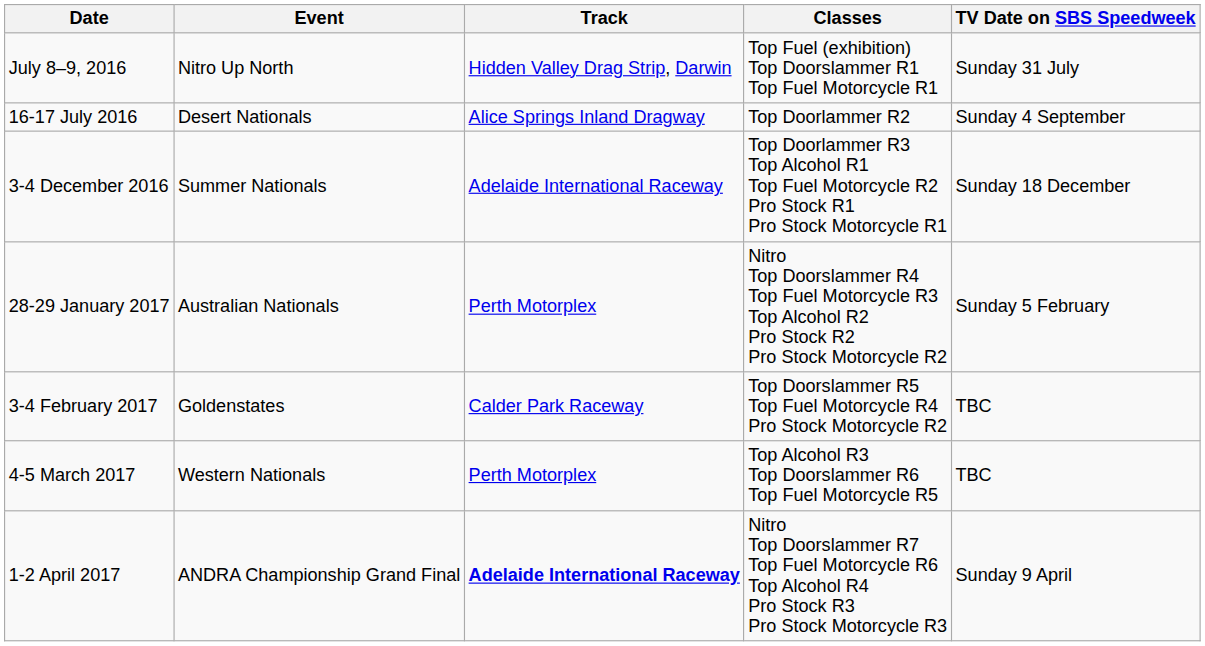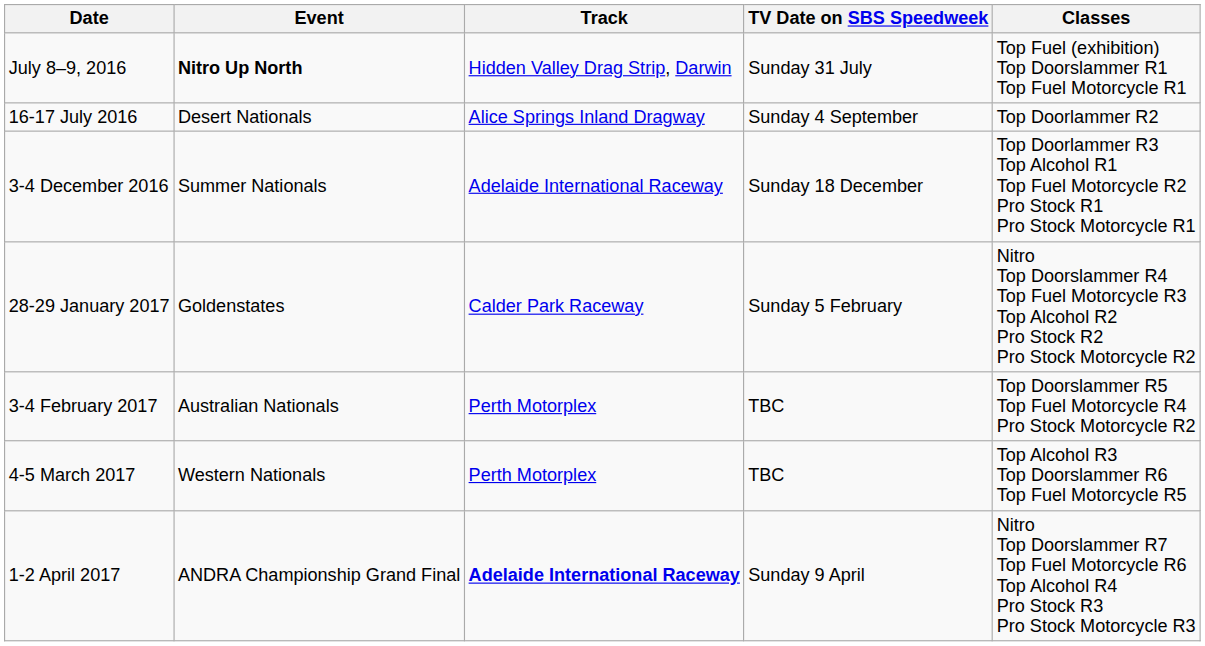columns swapped: (848, 18) <-> (1076, 18)
(236, 67) normal -> (240, 67) bold
(258, 306) Australian Nationals -> (231, 306) Goldenstates
(532, 306) Perth Motorplex -> (556, 306) Calder Park Raceway
(231, 406) Goldenstates -> (258, 406) Australian Nationals
(556, 406) Calder Park Raceway -> (532, 406) Perth Motorplex
